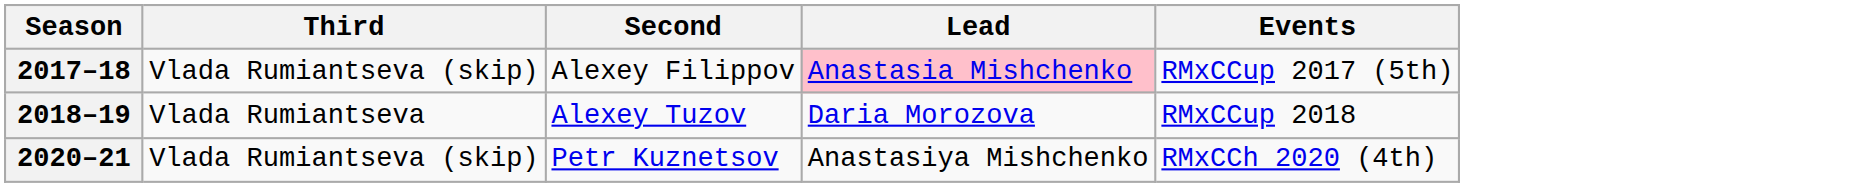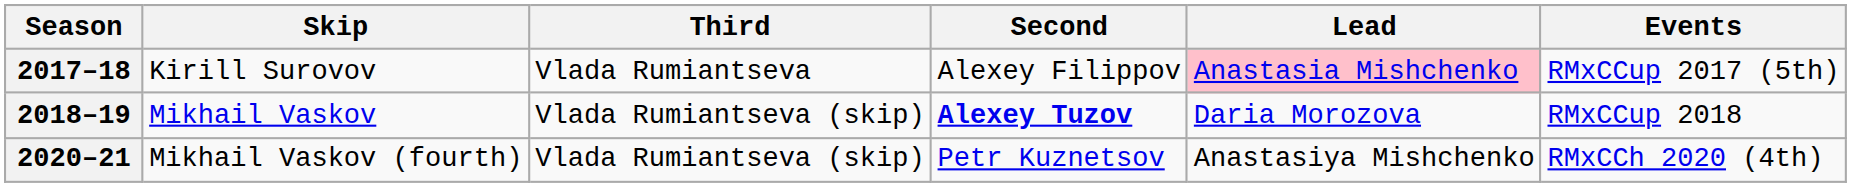+ column: (336, 27)
(344, 71) Vlada Rumiantseva (skip) -> (673, 71) Vlada Rumiantseva
(287, 115) Vlada Rumiantseva -> (730, 115) Vlada Rumiantseva (skip)
(649, 115) normal -> (1035, 115) bold
